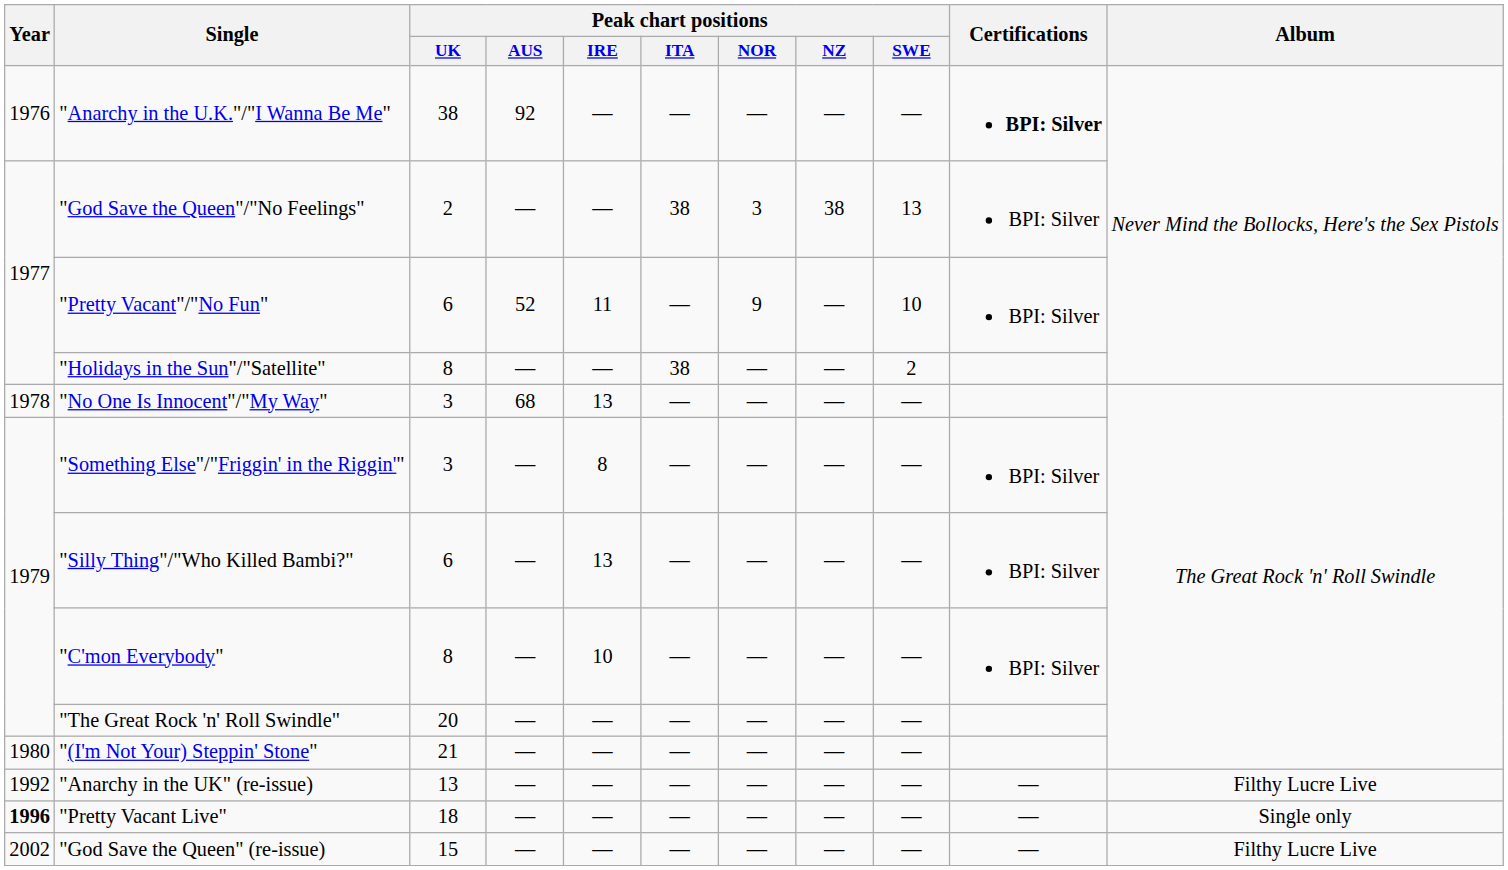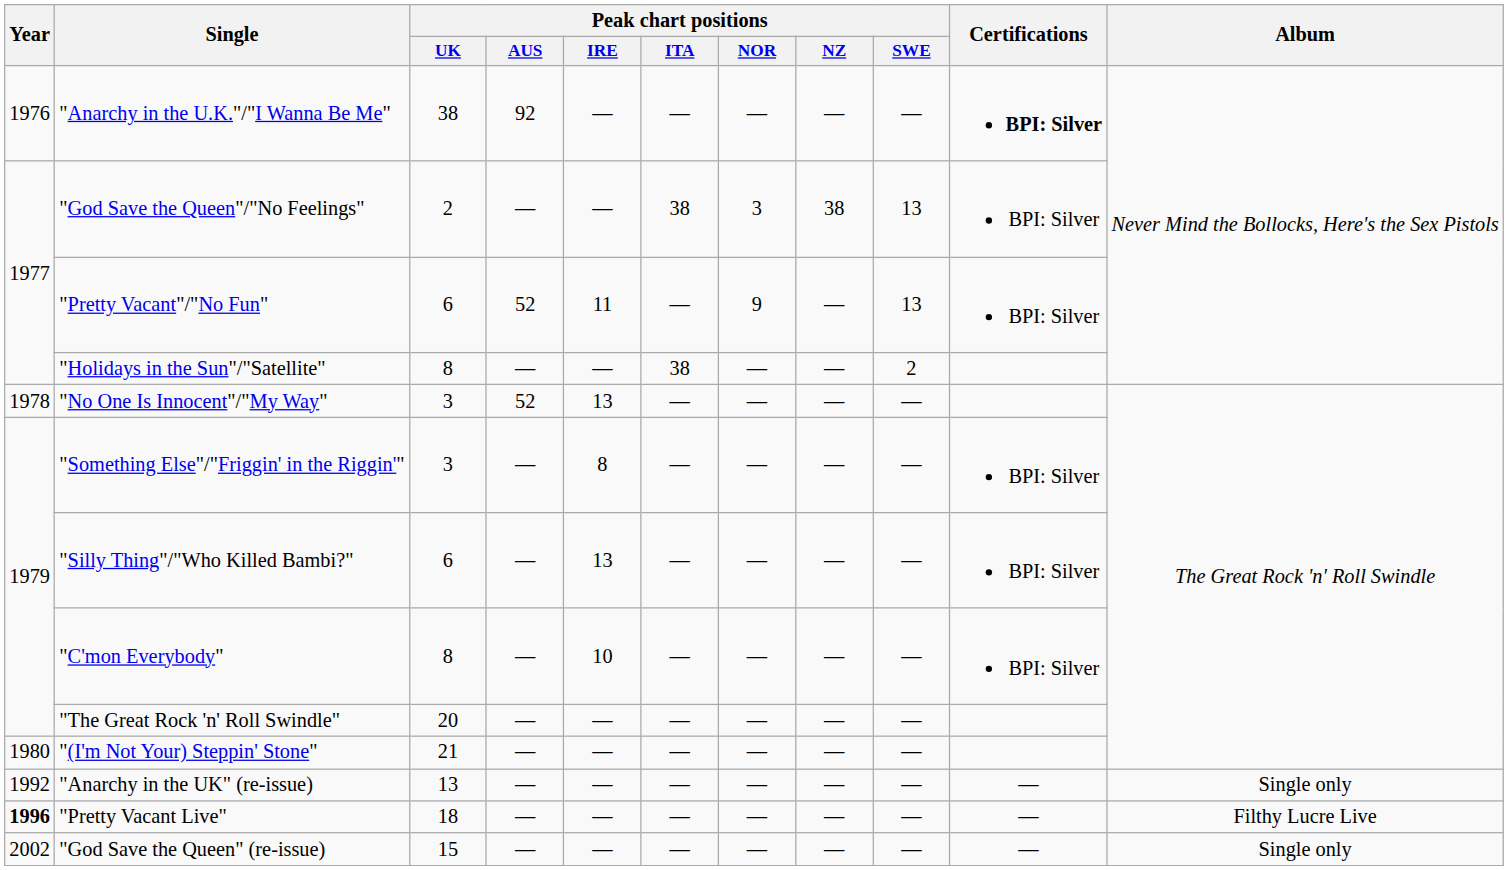(911, 304) 10 -> (911, 304) 13
(525, 400) 68 -> (525, 400) 52
(1305, 784) Filthy Lucre Live -> (1305, 784) Single only
(1305, 816) Single only -> (1305, 816) Filthy Lucre Live
(1305, 849) Filthy Lucre Live -> (1305, 849) Single only
